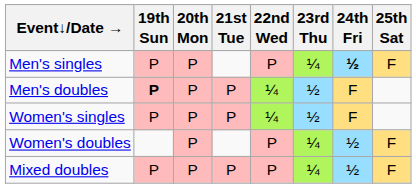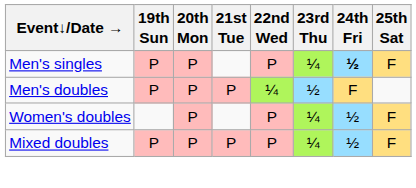(154, 90) bold -> (154, 90) normal
- row: (67, 116)
